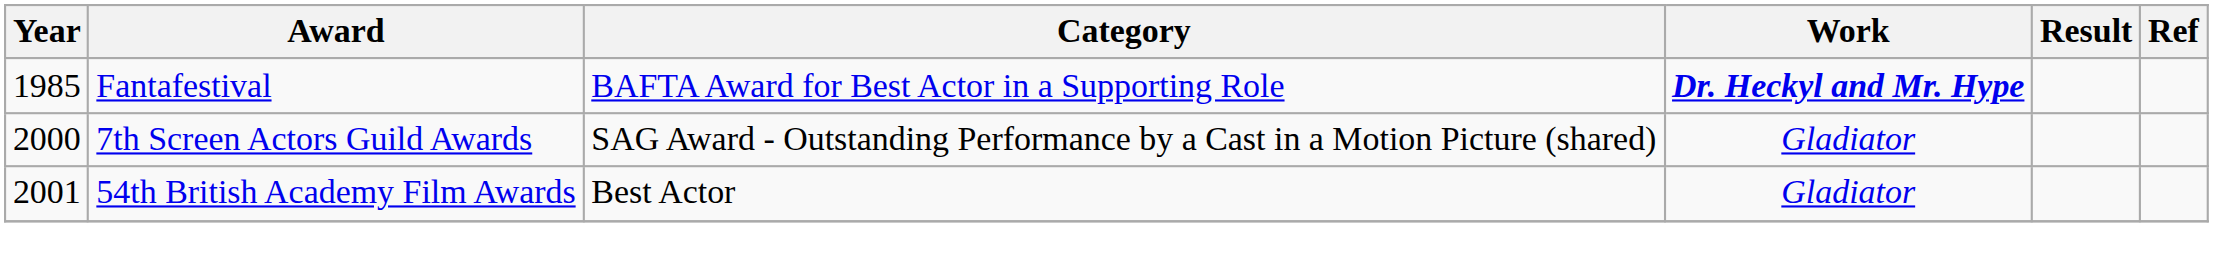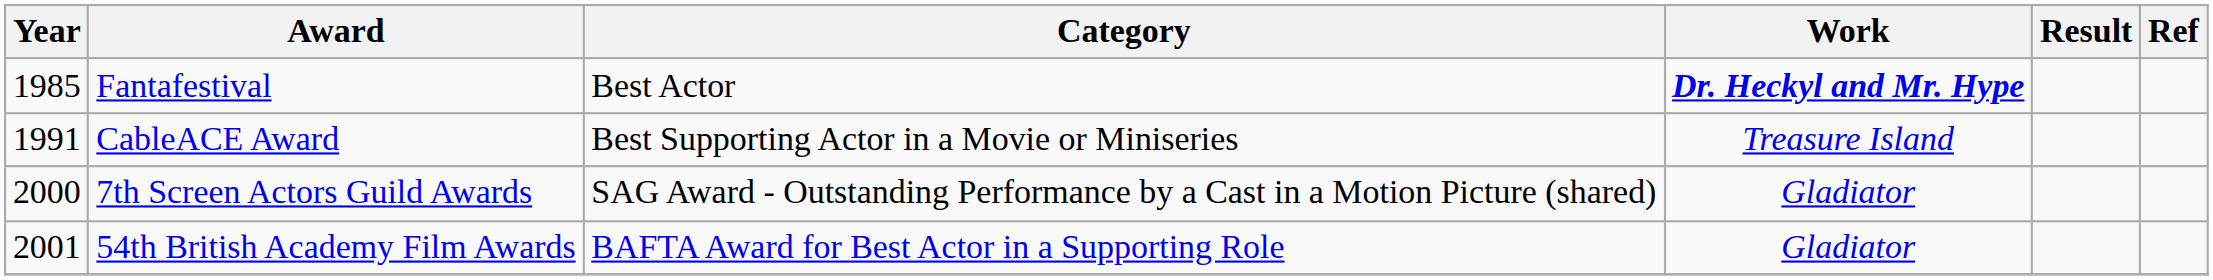(938, 85) BAFTA Award for Best Actor in a Supporting Role -> (663, 85) Best Actor
+ row: (218, 138)
(663, 192) Best Actor -> (938, 246) BAFTA Award for Best Actor in a Supporting Role
